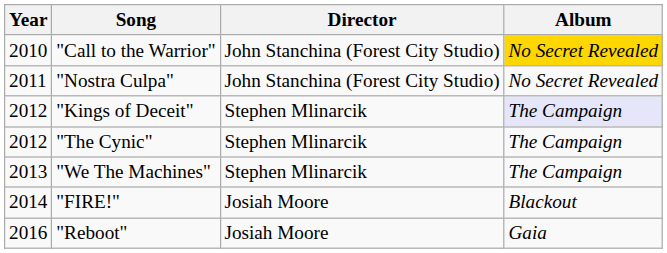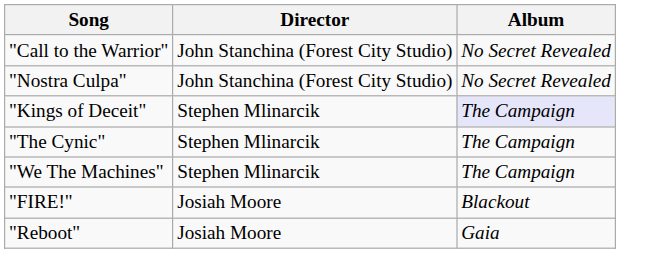- column: (28, 19)
(583, 50) gold background -> (536, 50) no background
